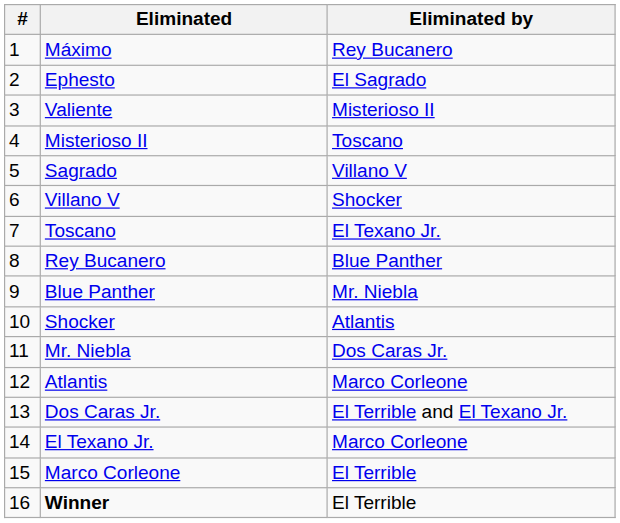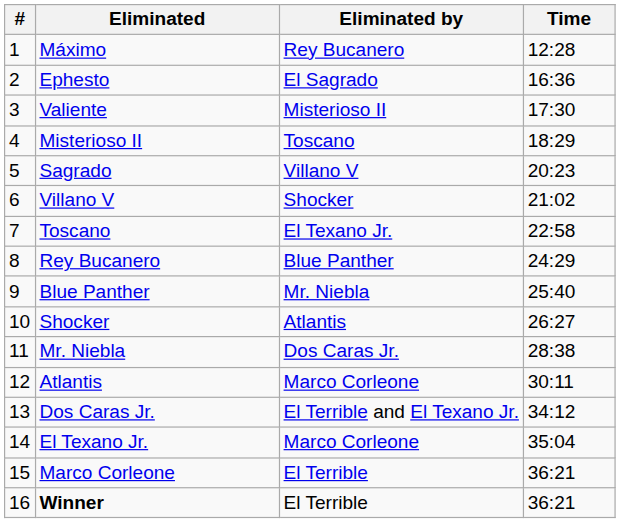+ column: (569, 19)
